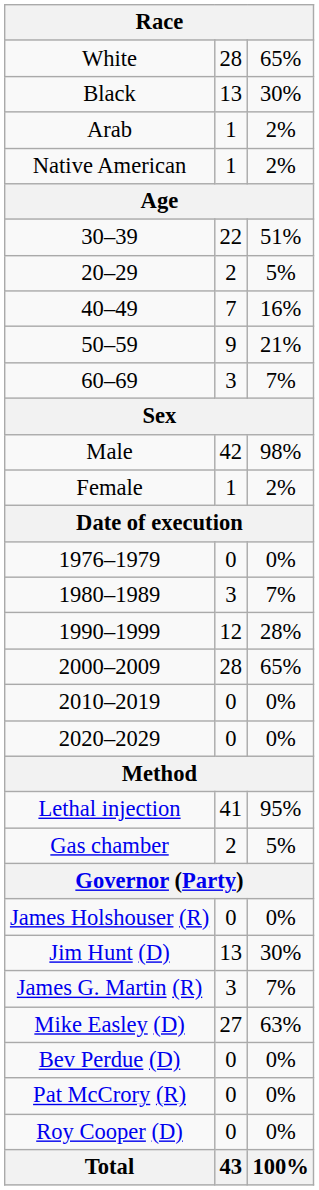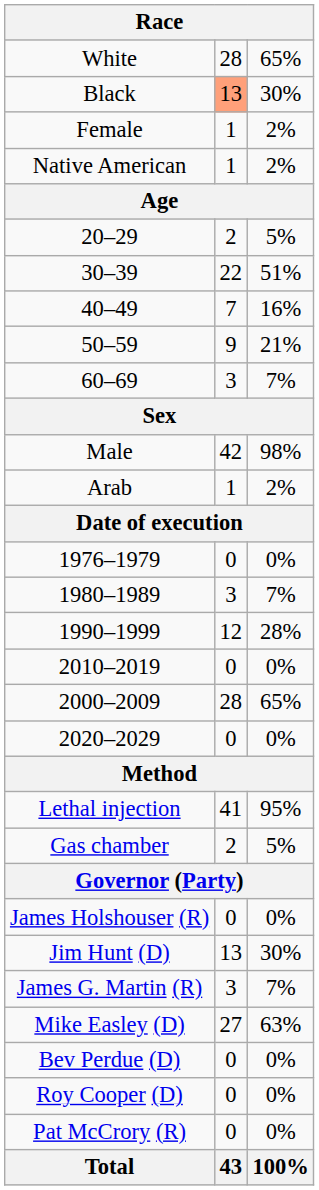(231, 93) no background -> (231, 93) lightsalmon background
rows swapped: (110, 129) <-> (110, 487)
rows swapped: (110, 272) <-> (110, 237)
rows swapped: (110, 666) <-> (110, 702)
rows swapped: (110, 1095) <-> (110, 1131)
